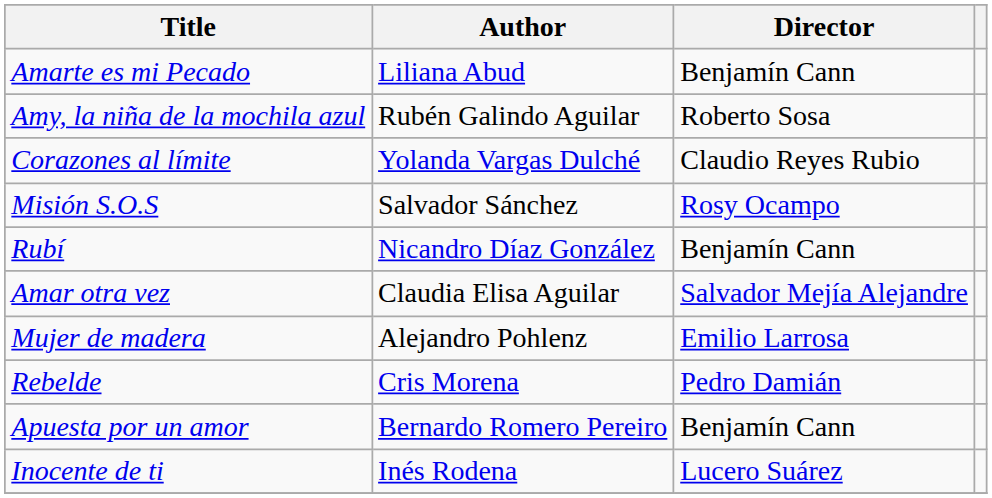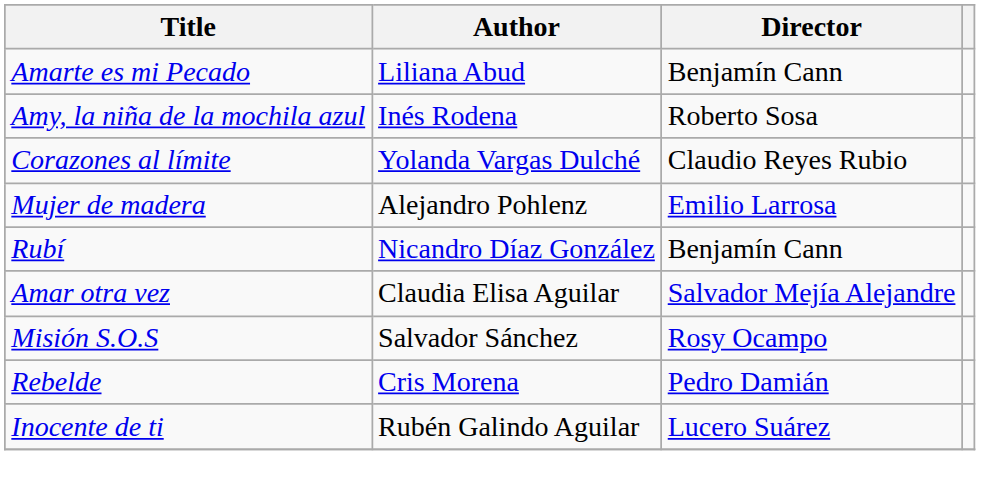(509, 115) Rubén Galindo Aguilar -> (448, 115) Inés Rodena
rows swapped: (109, 337) <-> (85, 204)
- row: (130, 426)
(448, 470) Inés Rodena -> (509, 426) Rubén Galindo Aguilar
